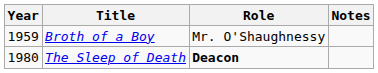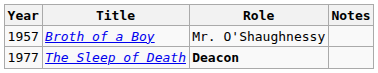(23, 36) 1959 -> (23, 36) 1957
(23, 57) 1980 -> (23, 57) 1977
